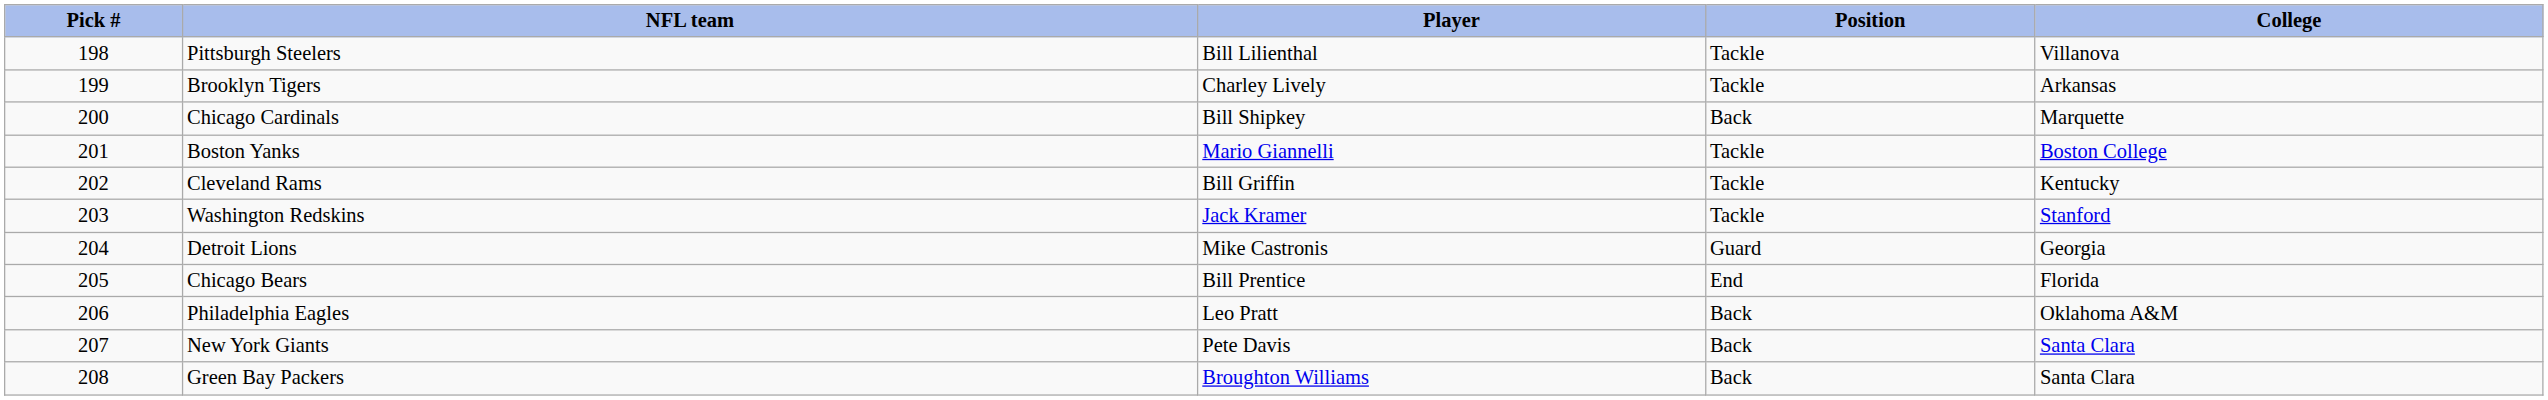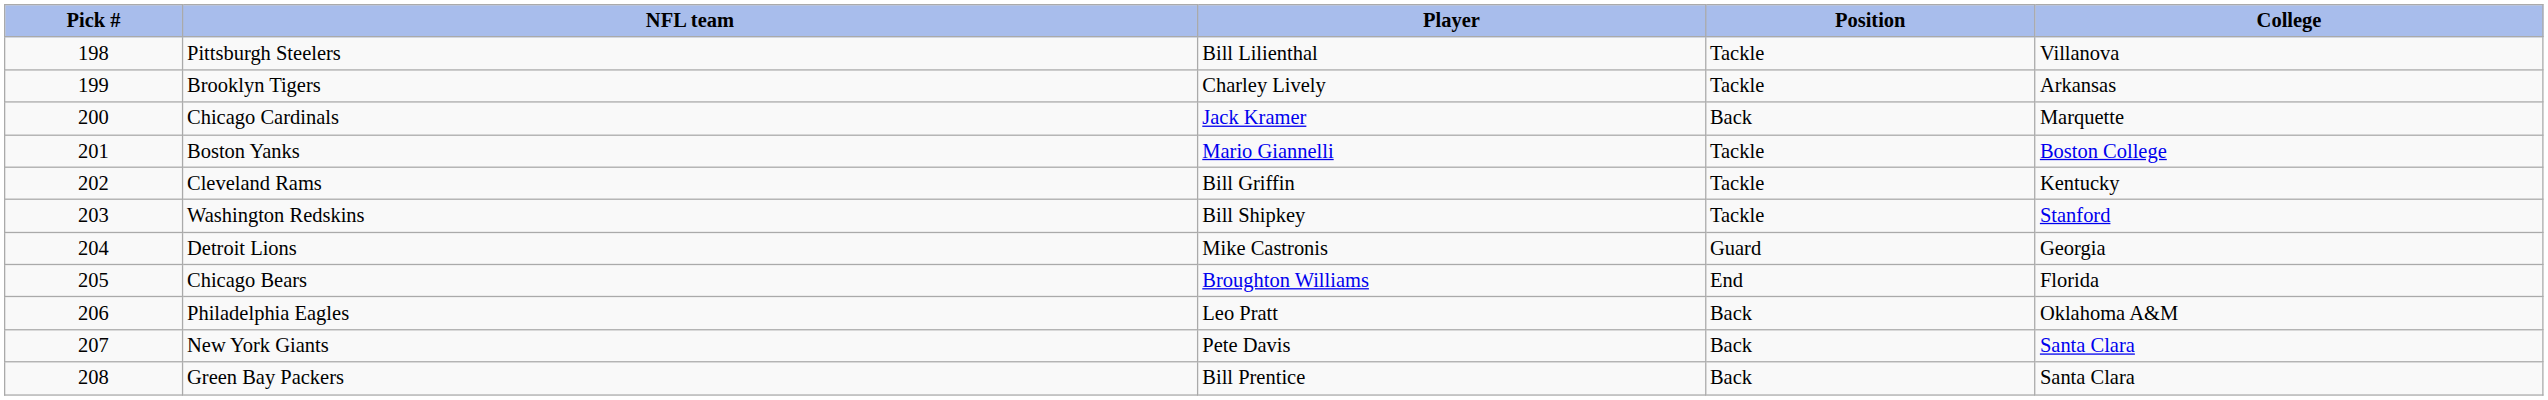(1254, 118) Bill Shipkey -> (1254, 118) Jack Kramer
(1254, 215) Jack Kramer -> (1254, 215) Bill Shipkey
(1254, 280) Bill Prentice -> (1286, 280) Broughton Williams
(1286, 378) Broughton Williams -> (1254, 378) Bill Prentice
